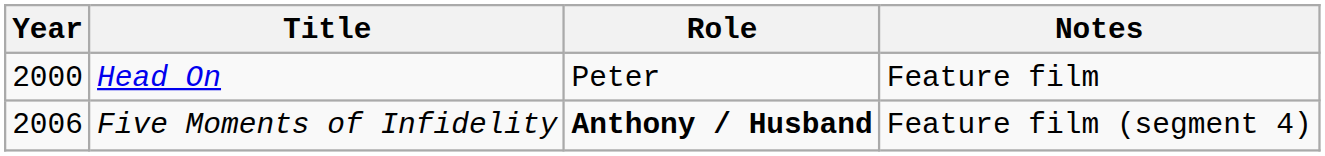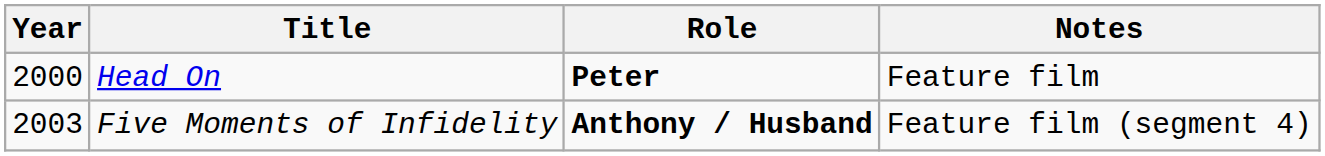(616, 77) normal -> (616, 77) bold
(48, 125) 2006 -> (48, 125) 2003
